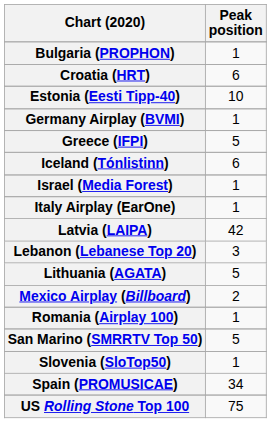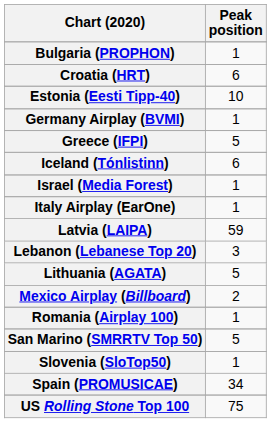(236, 229) 42 -> (236, 229) 59
